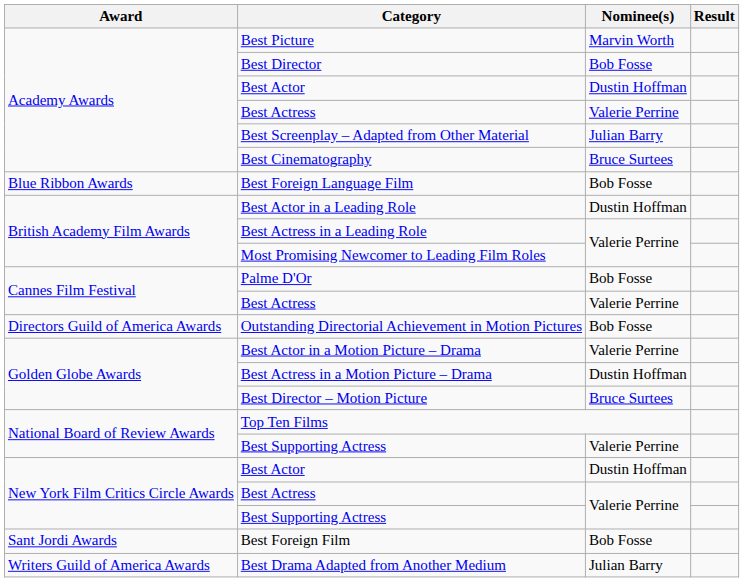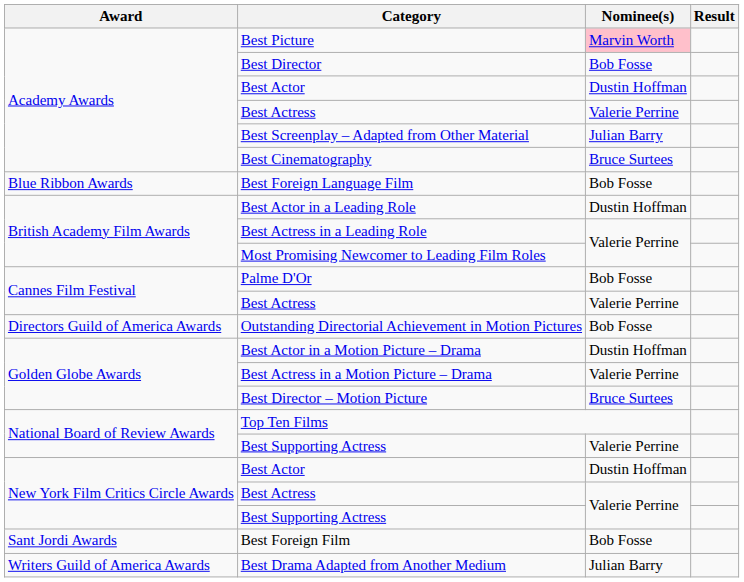(631, 40) no background -> (631, 40) pink background
(634, 350) Valerie Perrine -> (638, 350) Dustin Hoffman
(638, 374) Dustin Hoffman -> (634, 374) Valerie Perrine
